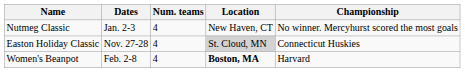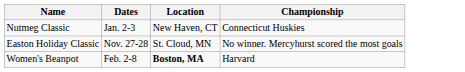- column: (178, 12)
(368, 28) No winner. Mercyhurst scored the most goals -> (263, 28) Connecticut Huskies
(237, 43) lightgrey background -> (182, 43) no background
(319, 43) Connecticut Huskies -> (312, 43) No winner. Mercyhurst scored the most goals
